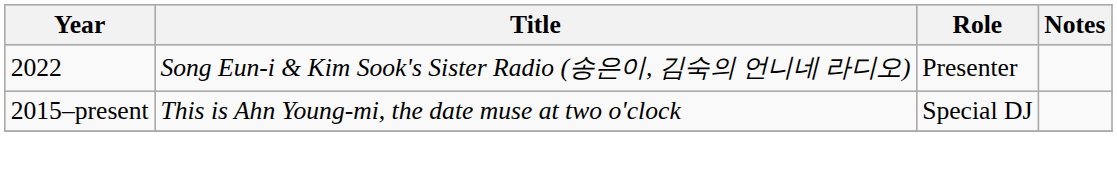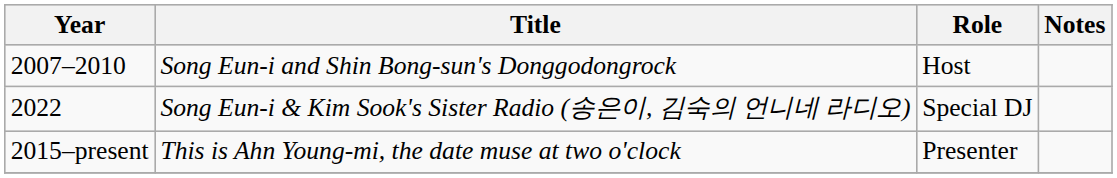+ row: (418, 65)
(970, 67) Presenter -> (977, 108) Special DJ
(977, 110) Special DJ -> (970, 151) Presenter
